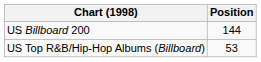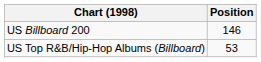(232, 30) 144 -> (232, 30) 146
